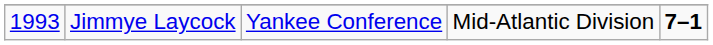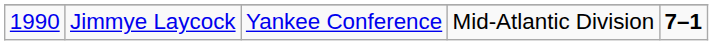(35, 22) 1993 -> (35, 22) 1990
